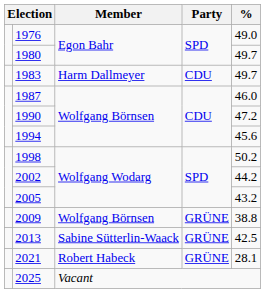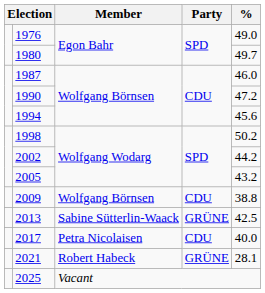- row: (28, 75)
(207, 217) GRÜNE -> (198, 197) CDU
+ row: (28, 237)
